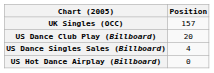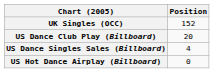(188, 23) 157 -> (188, 23) 152
